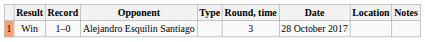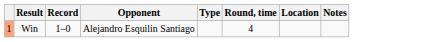- column: (314, 12)
(251, 29) 3 -> (251, 29) 4
